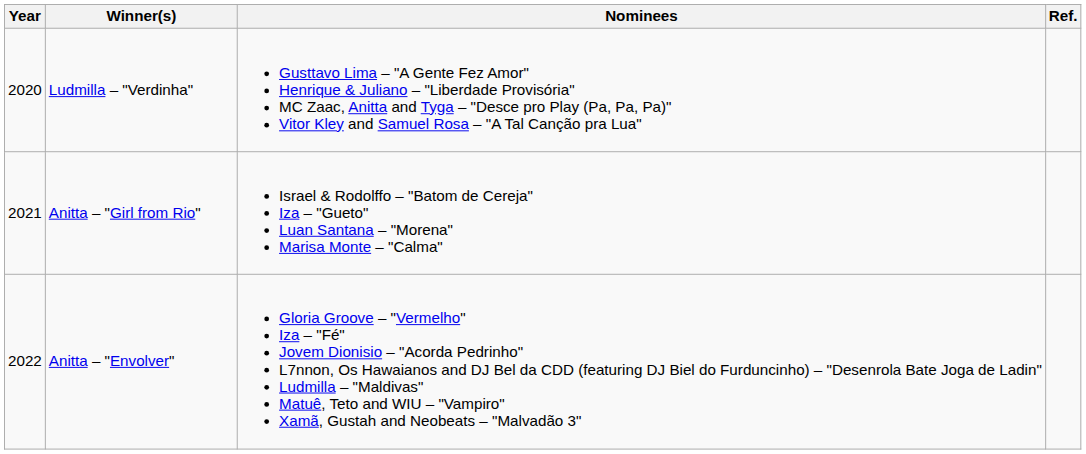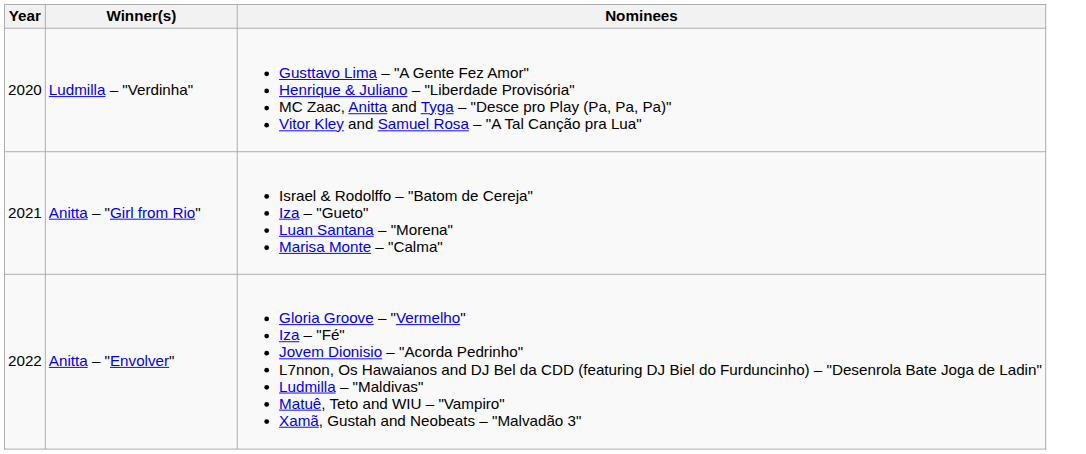- column: (1063, 16)
